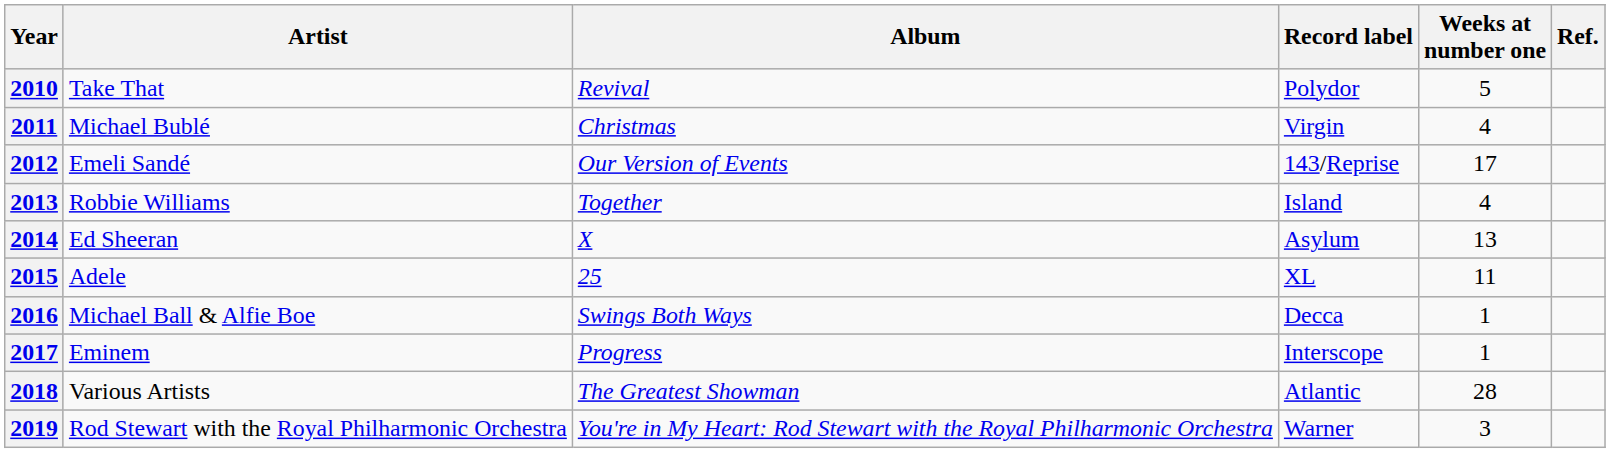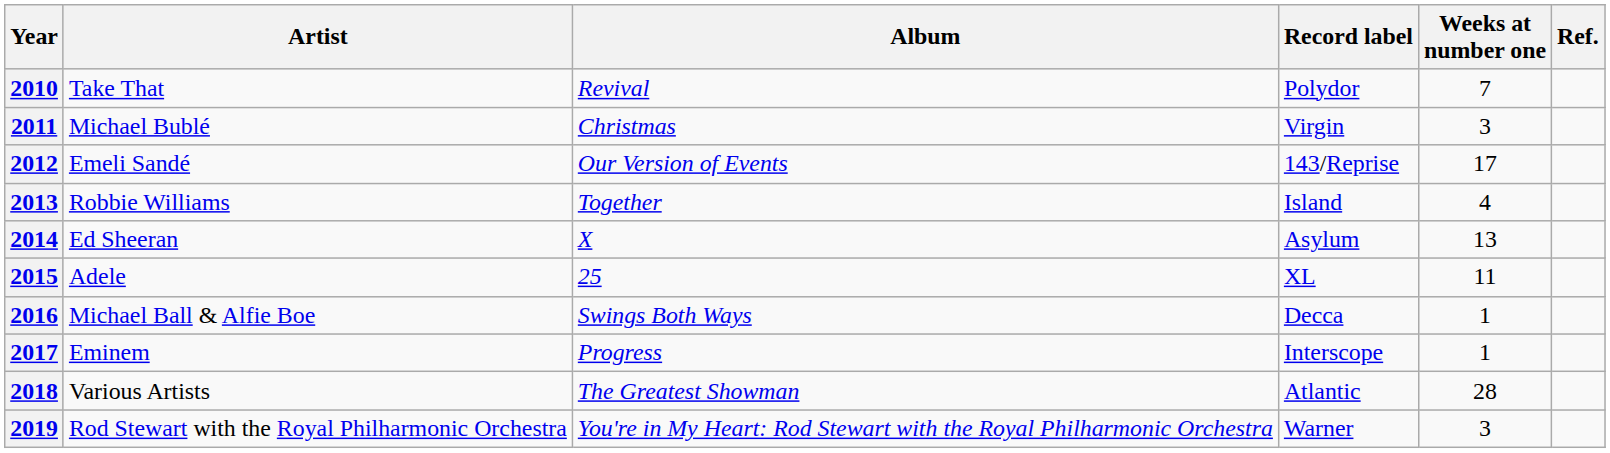(1485, 88) 5 -> (1485, 88) 7
(1485, 125) 4 -> (1485, 125) 3
